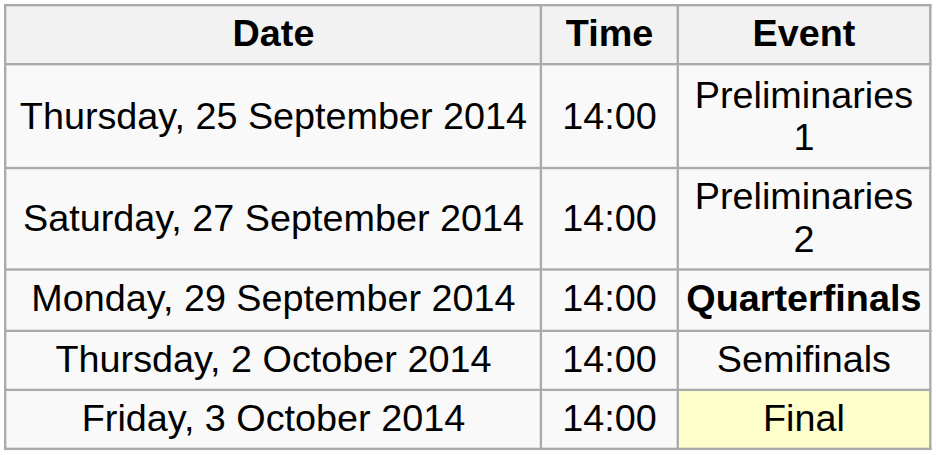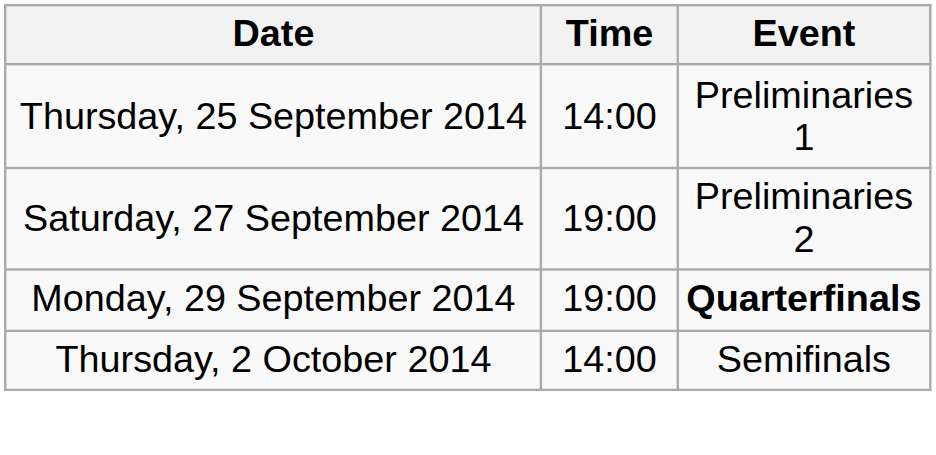(609, 217) 14:00 -> (609, 217) 19:00
(609, 299) 14:00 -> (609, 299) 19:00
- row: (273, 418)
